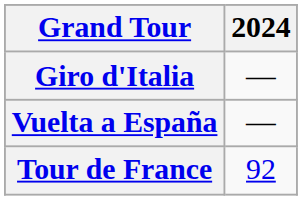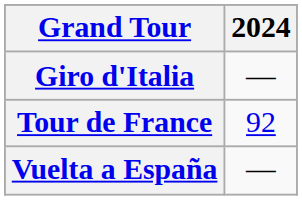rows swapped: (115, 169) <-> (115, 122)
